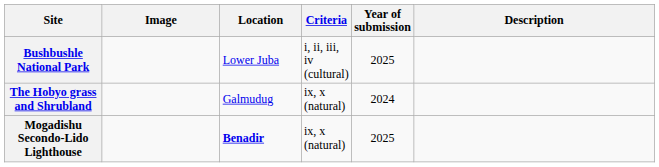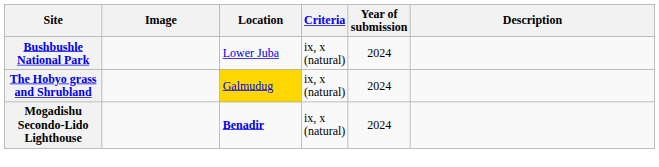(326, 60) i, ii, iii, iv (cultural) -> (325, 53) ix, x (natural)
(383, 60) 2025 -> (379, 53) 2024
(248, 99) no background -> (248, 85) gold background
(383, 138) 2025 -> (379, 125) 2024
